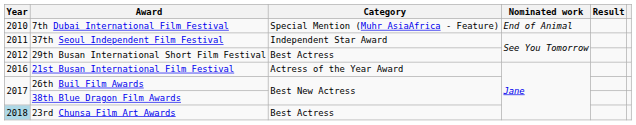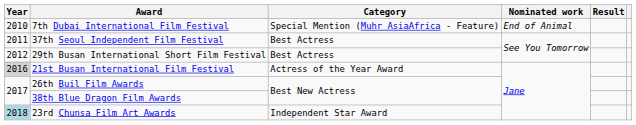(329, 40) Independent Star Award -> (302, 40) Best Actress
(17, 69) no background -> (17, 69) lightgrey background
(302, 112) Best Actress -> (329, 112) Independent Star Award
